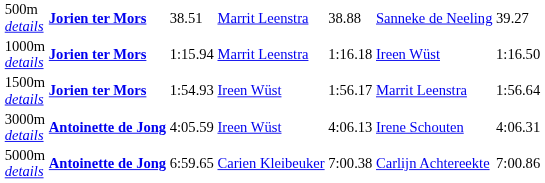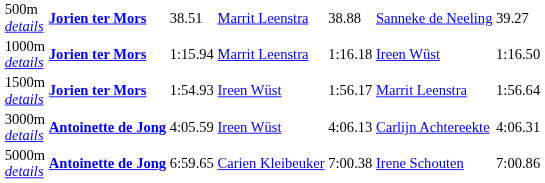(420, 127) Irene Schouten -> (433, 127) Carlijn Achtereekte
(433, 163) Carlijn Achtereekte -> (420, 163) Irene Schouten
